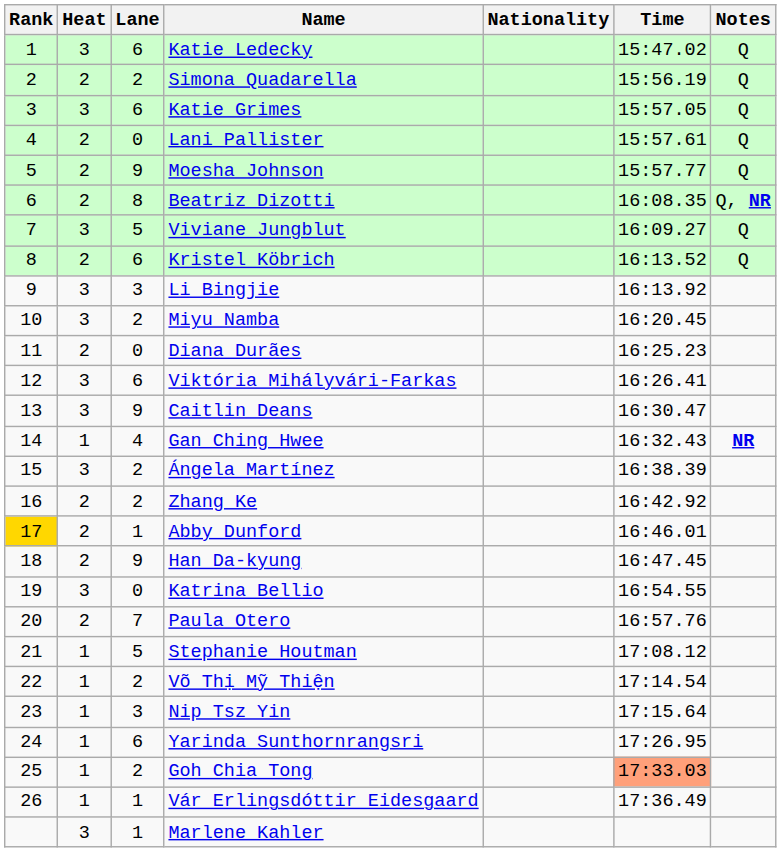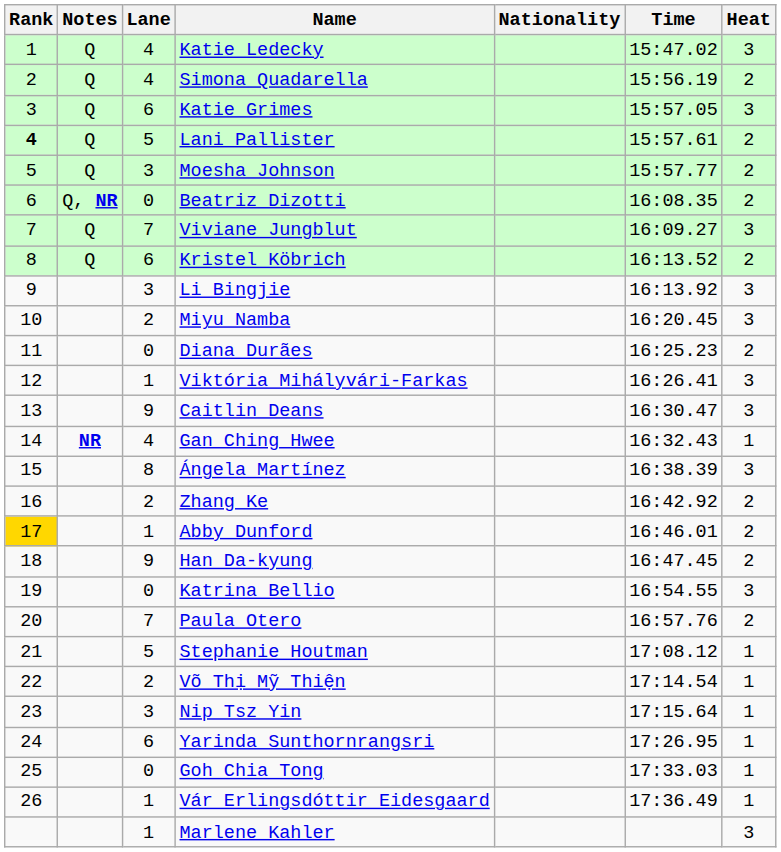columns swapped: (84, 20) <-> (743, 20)
(138, 50) 6 -> (149, 50) 4
(138, 80) 2 -> (149, 80) 4
(31, 140) normal -> (31, 140) bold
(138, 140) 0 -> (149, 140) 5
(138, 170) 9 -> (149, 170) 3
(138, 200) 8 -> (149, 200) 0
(138, 230) 5 -> (149, 230) 7
(138, 381) 6 -> (149, 381) 1
(138, 471) 2 -> (149, 471) 8
(138, 772) 2 -> (149, 772) 0
(662, 772) lightsalmon background -> (673, 772) no background
